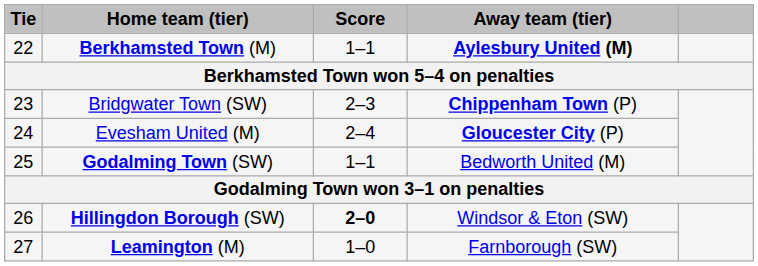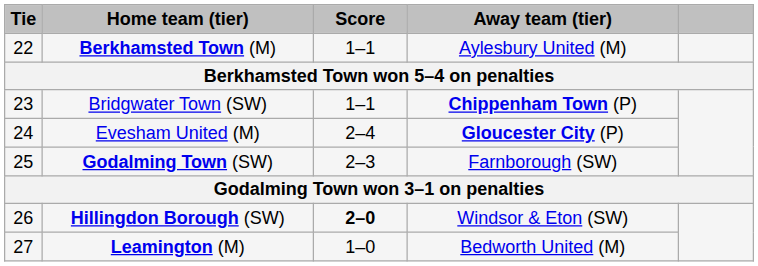(543, 48) bold -> (543, 48) normal
(360, 105) 2–3 -> (360, 105) 1–1
(360, 161) 1–1 -> (360, 161) 2–3
(543, 161) Bedworth United (M) -> (543, 161) Farnborough (SW)
(543, 247) Farnborough (SW) -> (543, 247) Bedworth United (M)
